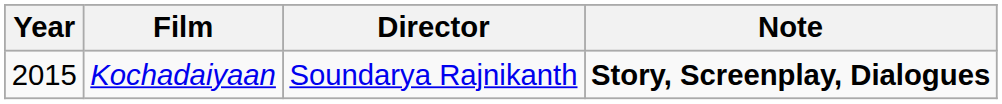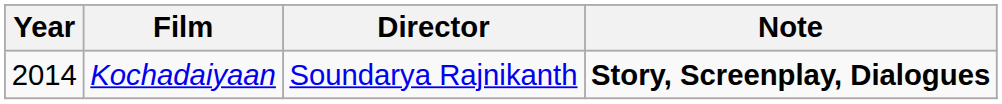(44, 74) 2015 -> (44, 74) 2014
